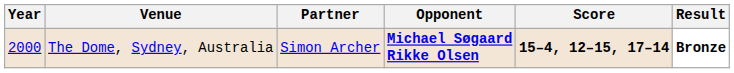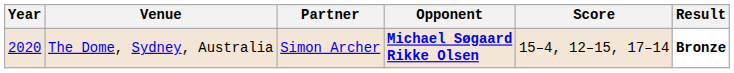(25, 48) 2000 -> (25, 48) 2020
(594, 48) bold -> (594, 48) normal
